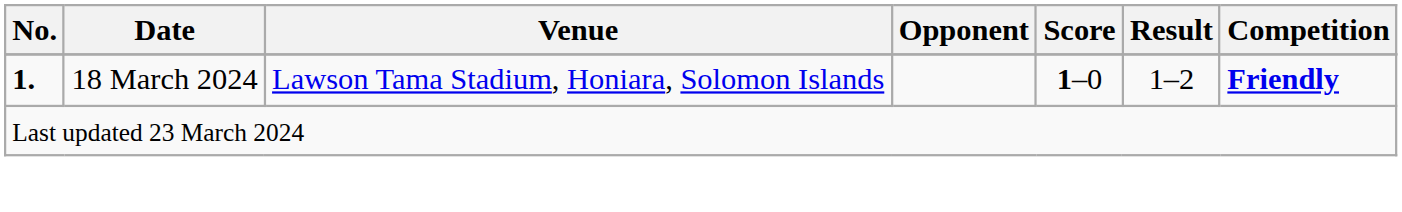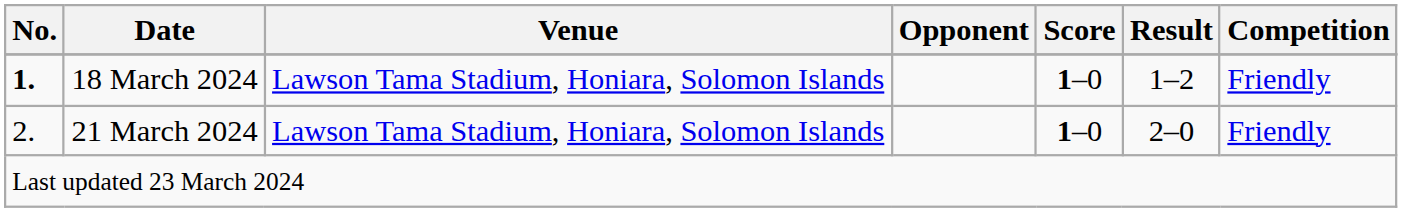(1283, 79) bold -> (1279, 79) normal
+ row: (165, 129)
